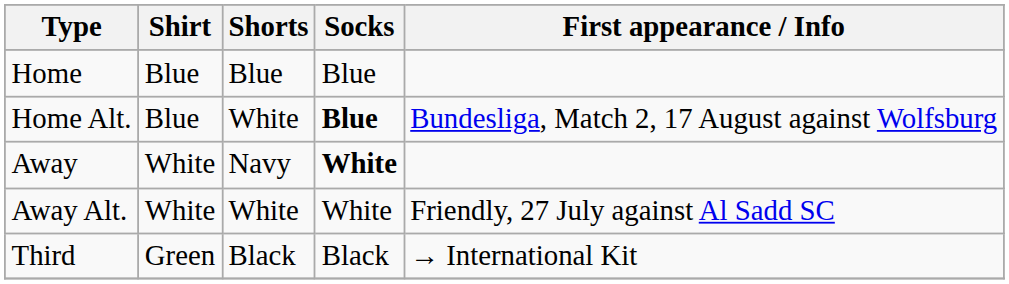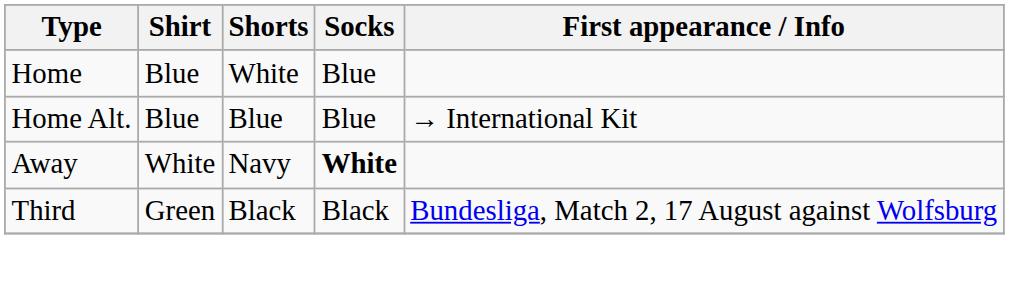(256, 73) Blue -> (264, 73) White
(264, 118) White -> (256, 118) Blue
(350, 118) bold -> (349, 118) normal
(704, 118) Bundesliga, Match 2, 17 August against Wolfsburg -> (524, 118) → International Kit
- row: (69, 210)
(524, 255) → International Kit -> (704, 210) Bundesliga, Match 2, 17 August against Wolfsburg
